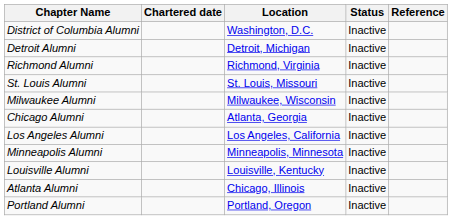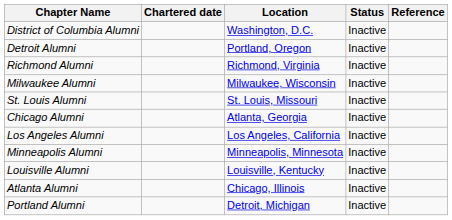(269, 48) Detroit, Michigan -> (269, 48) Portland, Oregon
rows swapped: (47, 83) <-> (51, 100)
(269, 205) Portland, Oregon -> (269, 205) Detroit, Michigan
